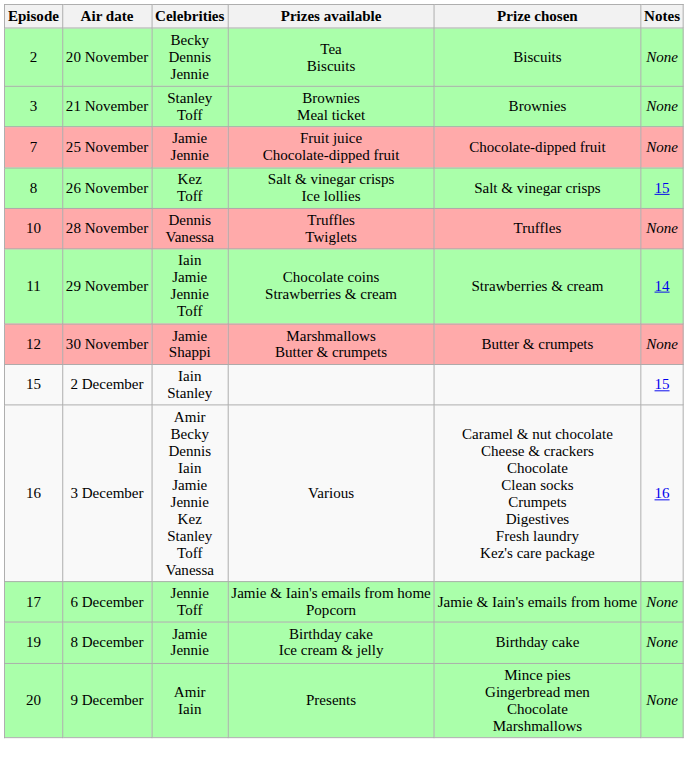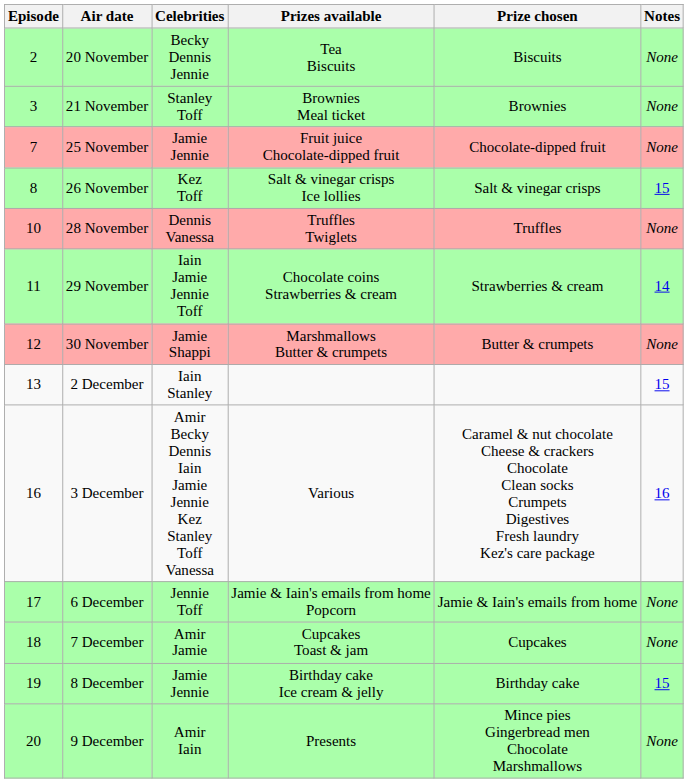(33, 384) 15 -> (33, 384) 13
+ row: (107, 642)
(662, 642) None -> (662, 683) 15
